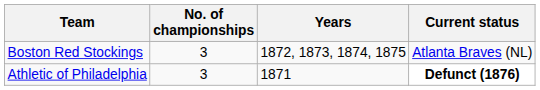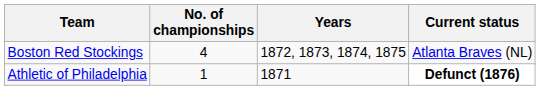(204, 52) 3 -> (204, 52) 4
(204, 74) 3 -> (204, 74) 1
